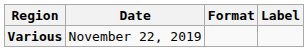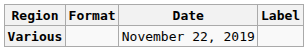columns swapped: (135, 15) <-> (231, 15)
